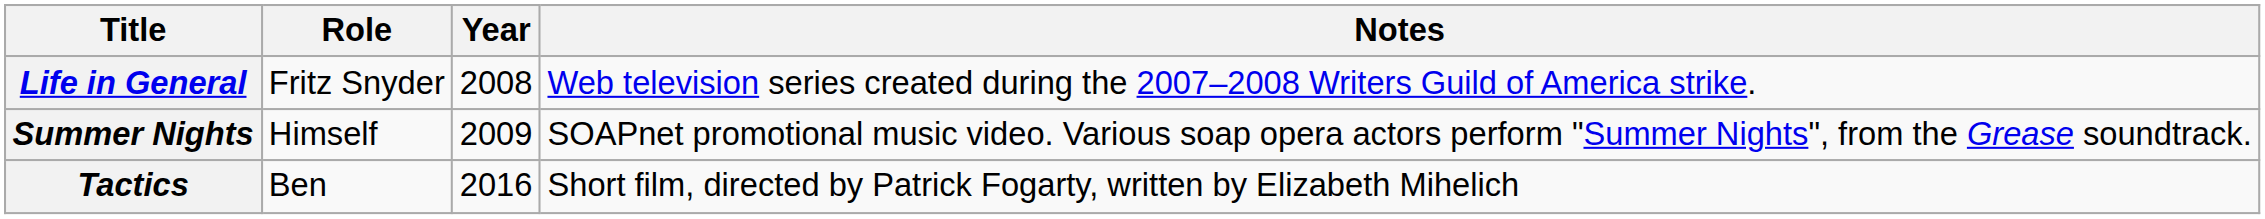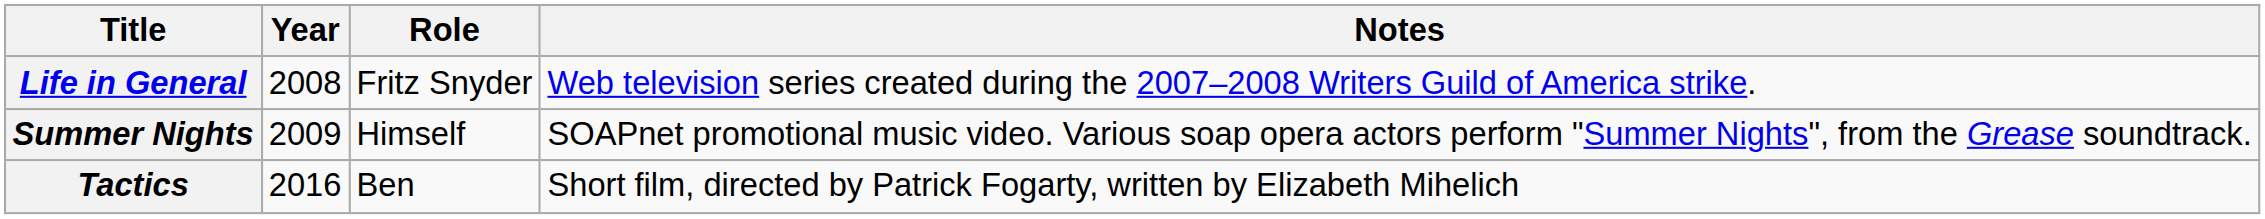columns swapped: (496, 30) <-> (357, 30)
